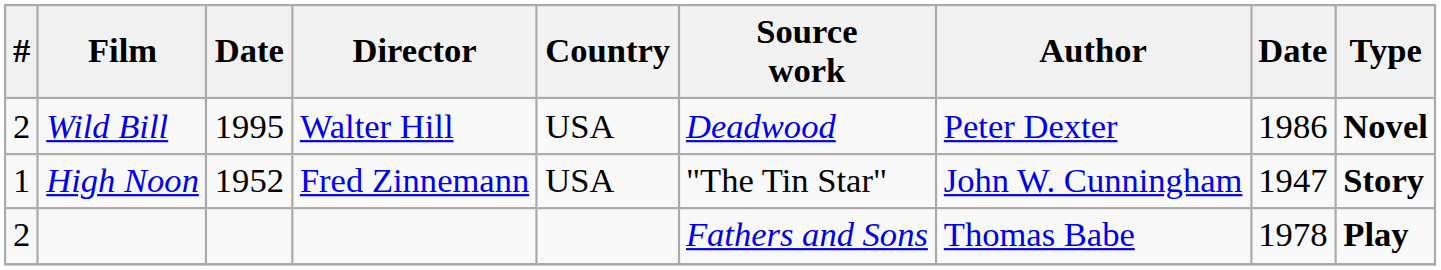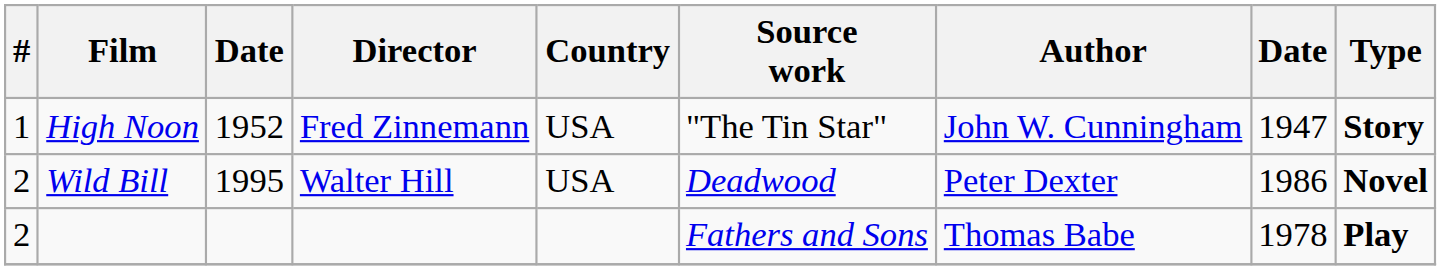rows swapped: (123, 180) <-> (107, 125)
